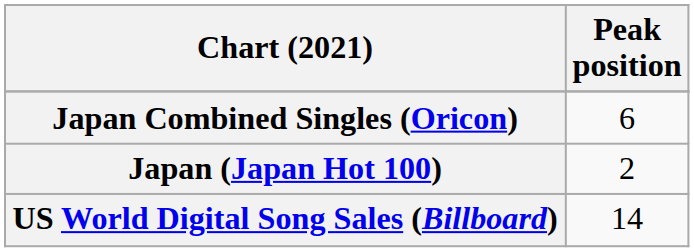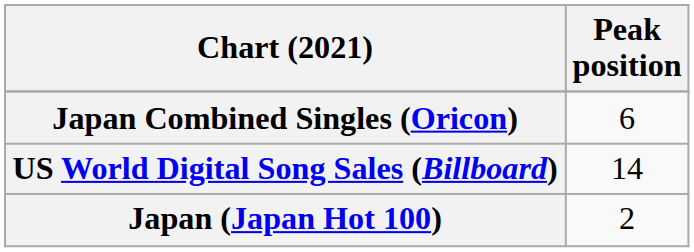rows swapped: (285, 168) <-> (285, 219)
